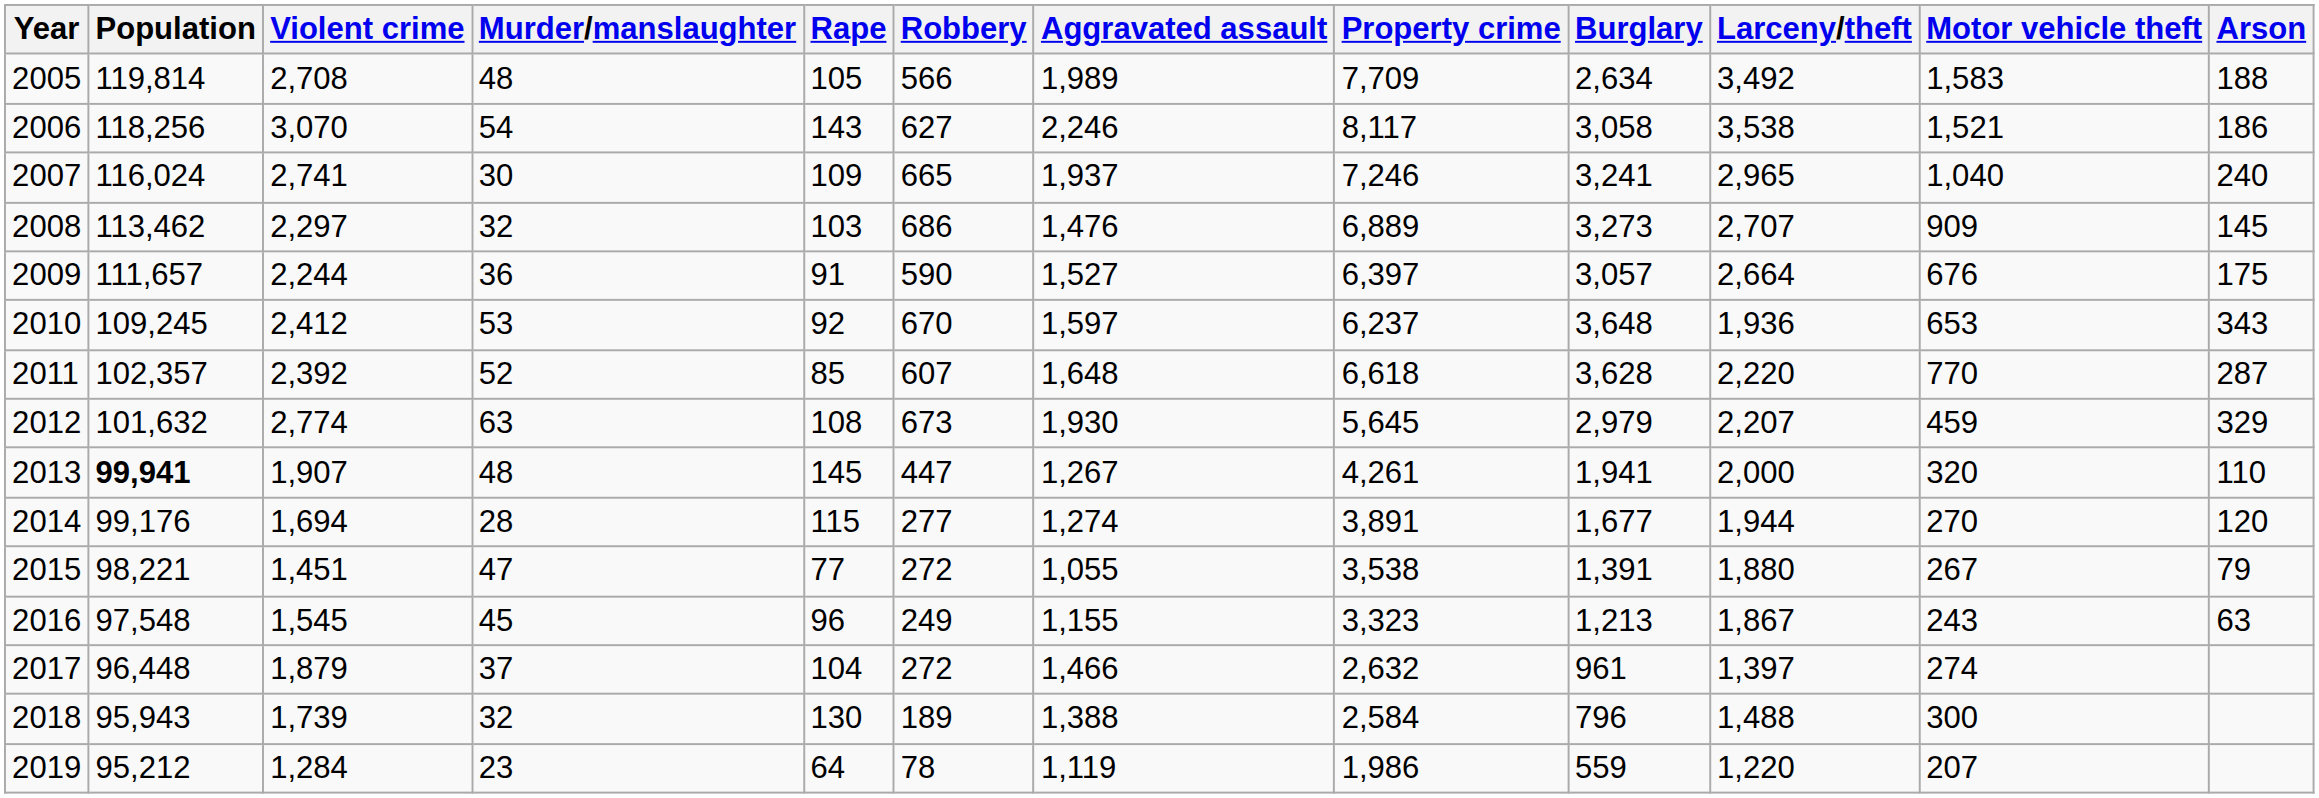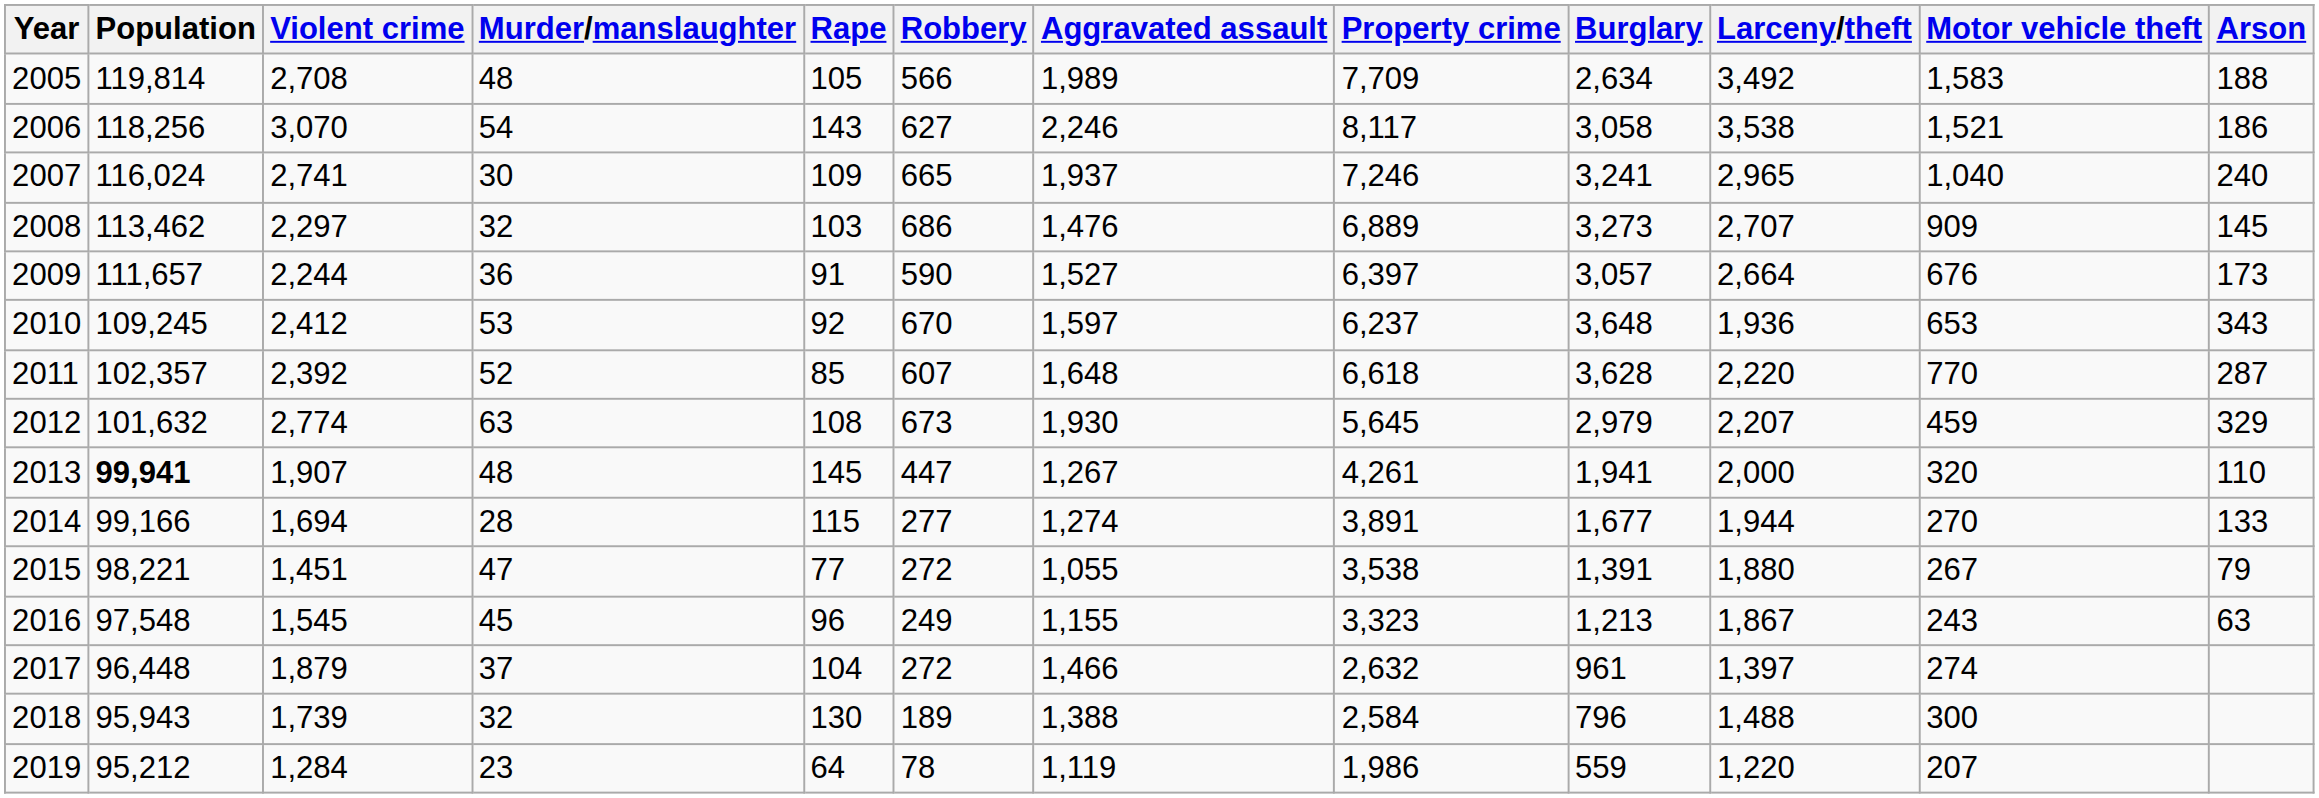(2242, 275) 175 -> (2242, 275) 173
(143, 521) 99,176 -> (143, 521) 99,166
(2242, 521) 120 -> (2242, 521) 133
